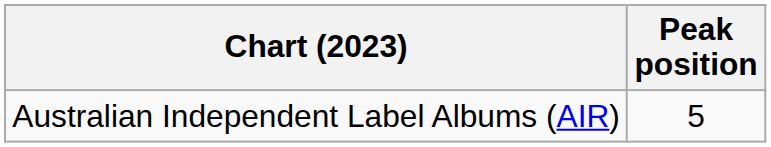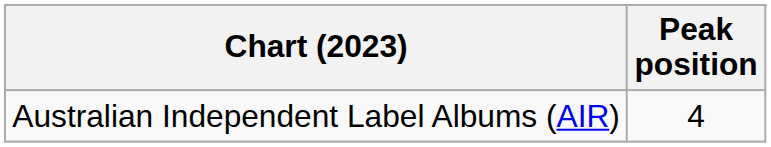(696, 115) 5 -> (696, 115) 4
